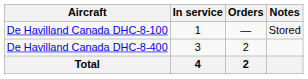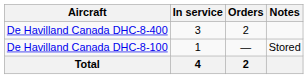rows swapped: (87, 30) <-> (87, 47)
